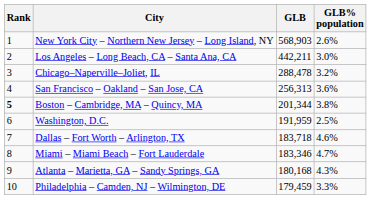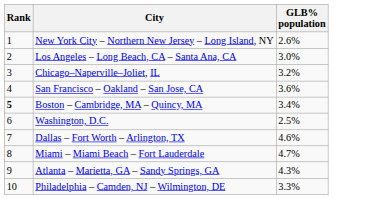- column: (295, 18)
(327, 105) 3.8% -> (289, 105) 3.4%
